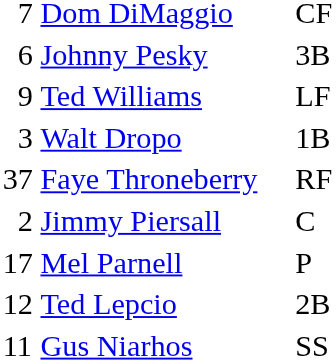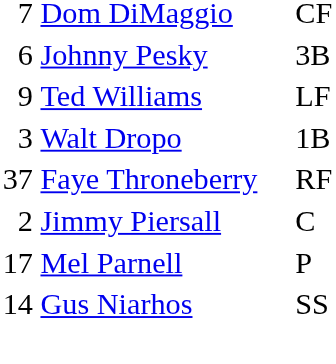- row: (109, 304)
(17, 345) 11 -> (18, 304) 14
